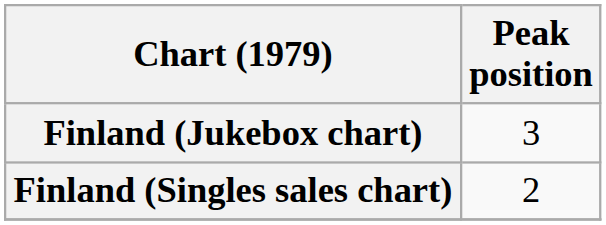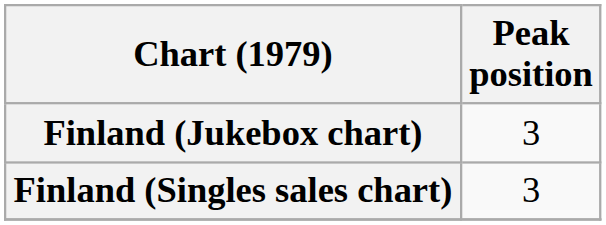(531, 190) 2 -> (531, 190) 3
